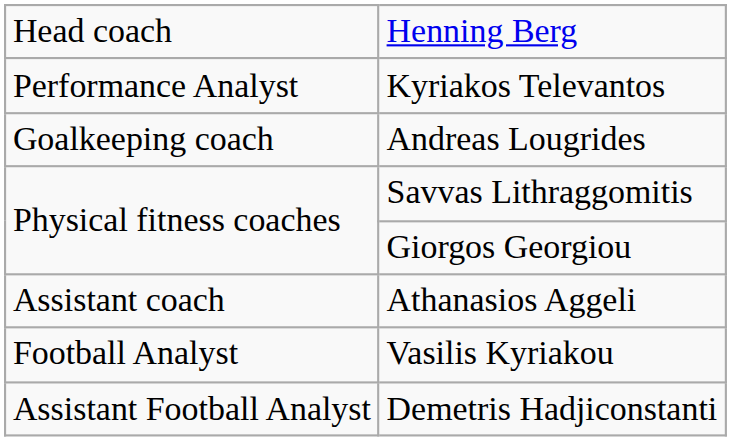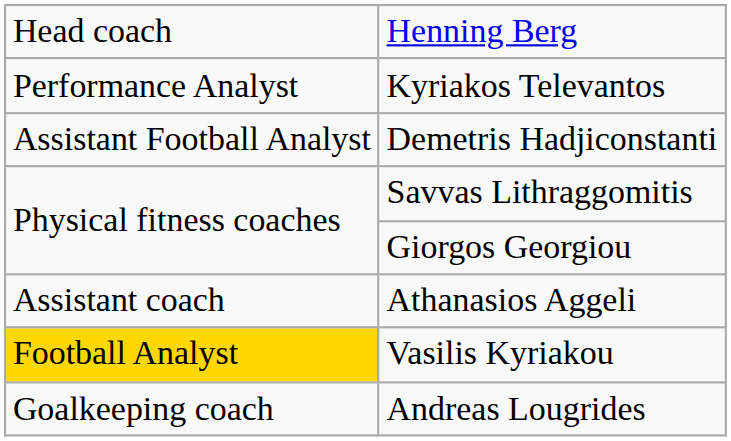rows swapped: (516, 138) <-> (552, 407)
(125, 354) no background -> (125, 354) gold background
